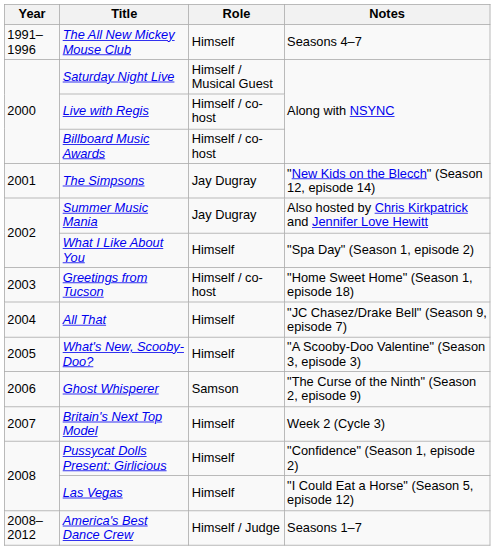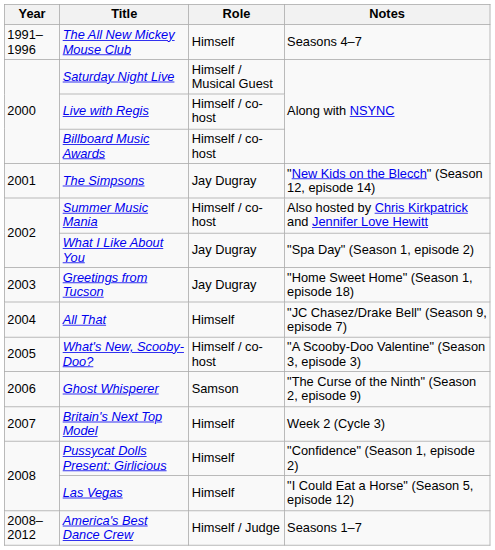(224, 215) Jay Dugray -> (227, 215) Himself / co-host
(213, 250) Himself -> (224, 250) Jay Dugray
(227, 285) Himself / co-host -> (224, 285) Jay Dugray
(213, 354) Himself -> (227, 354) Himself / co-host
